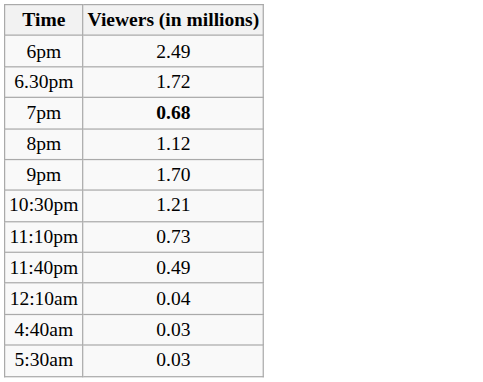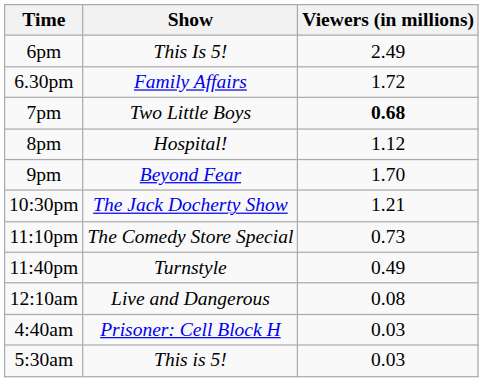+ column: (190, 19)
(173, 298) 0.04 -> (388, 298) 0.08
